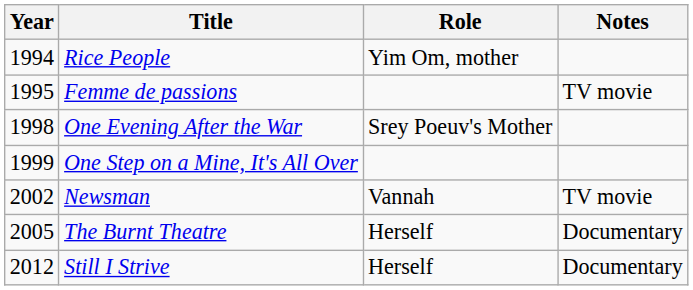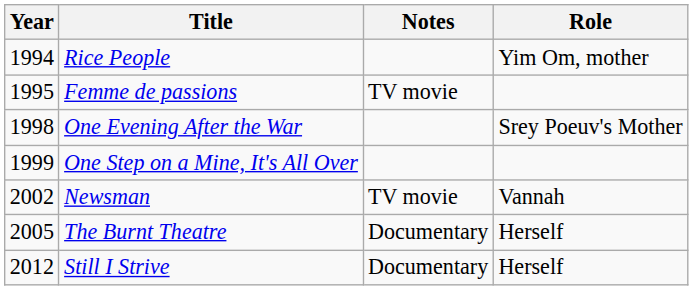columns swapped: (460, 22) <-> (623, 22)
